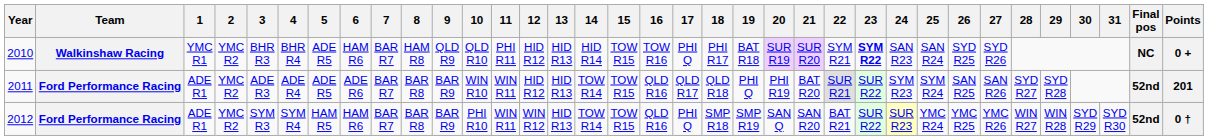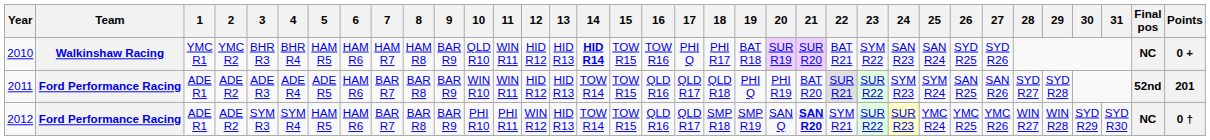(324, 54) ADE R5 -> (324, 54) HAM R5
(386, 54) BAR R7 -> (387, 54) HAM R7
(447, 54) QLD R9 -> (449, 54) BAR R9
(506, 54) PHI R11 -> (508, 54) WIN R11
(591, 54) normal -> (593, 54) bold
(840, 54) SYM R21 -> (842, 54) BAT R21
(871, 54) bold -> (873, 54) normal
(231, 86) YMC R2 -> (231, 86) ADE R2
(356, 86) ADE R6 -> (356, 86) HAM R6
(231, 119) YMC R2 -> (231, 119) ADE R2
(506, 119) WIN R11 -> (508, 119) PHI R11
(688, 119) PHI Q -> (689, 119) QLD R17
(809, 119) normal -> (811, 119) bold
(840, 119) BAT R21 -> (842, 119) SYM R21
(1146, 119) 52nd -> (1148, 119) NC
